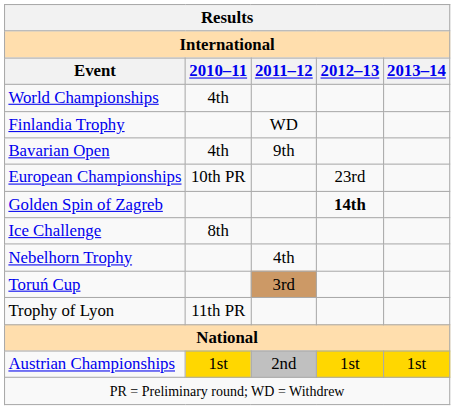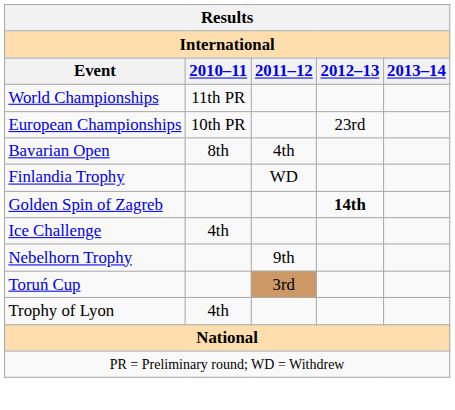(218, 97) 4th -> (218, 97) 11th PR
rows swapped: (95, 177) <-> (67, 124)
(218, 151) 4th -> (218, 151) 8th
(284, 151) 9th -> (284, 151) 4th
(218, 230) 8th -> (218, 230) 4th
(284, 257) 4th -> (284, 257) 9th
(218, 310) 11th PR -> (218, 310) 4th
- row: (92, 364)
